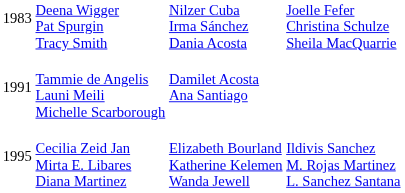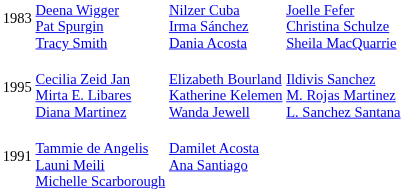rows swapped: (100, 95) <-> (83, 165)
